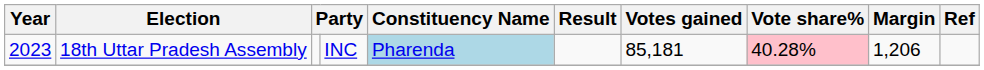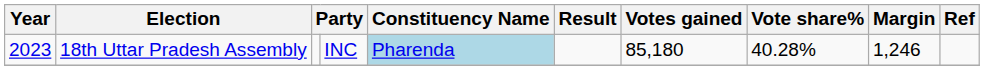(655, 49) 85,181 -> (655, 49) 85,180
(784, 49) pink background -> (784, 49) no background
(897, 49) 1,206 -> (897, 49) 1,246
